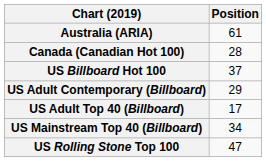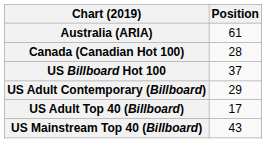(235, 128) 34 -> (235, 128) 43
- row: (107, 147)
